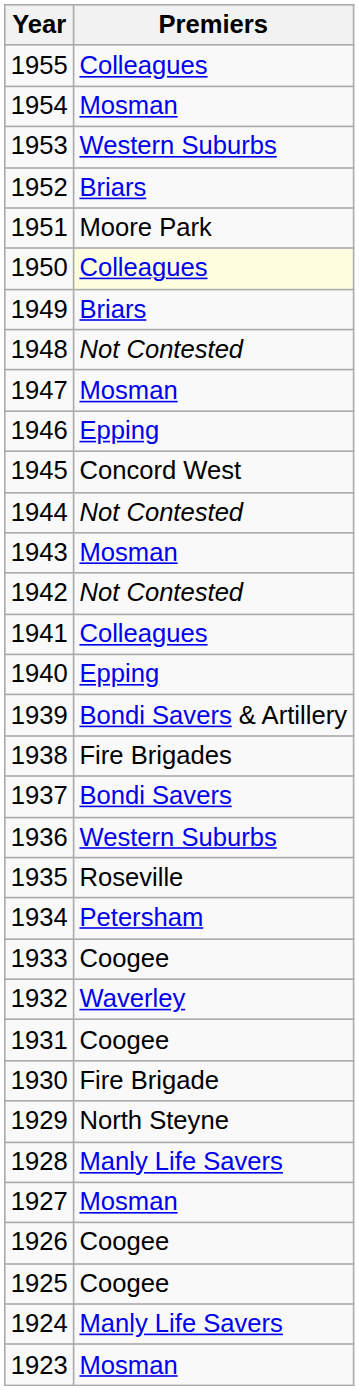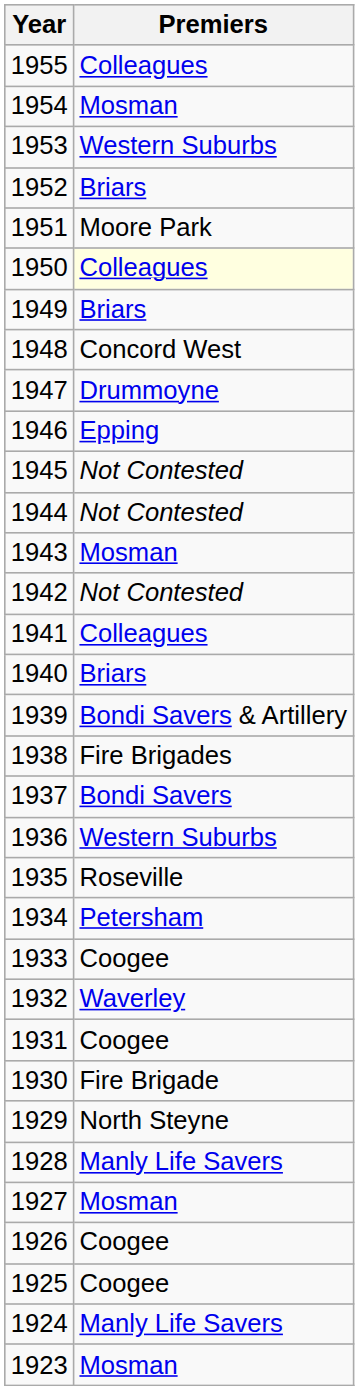(161, 349) Not Contested -> (160, 349) Concord West
(129, 390) Mosman -> (149, 390) Drummoyne
(160, 471) Concord West -> (161, 471) Not Contested
(119, 674) Epping -> (113, 674) Briars
